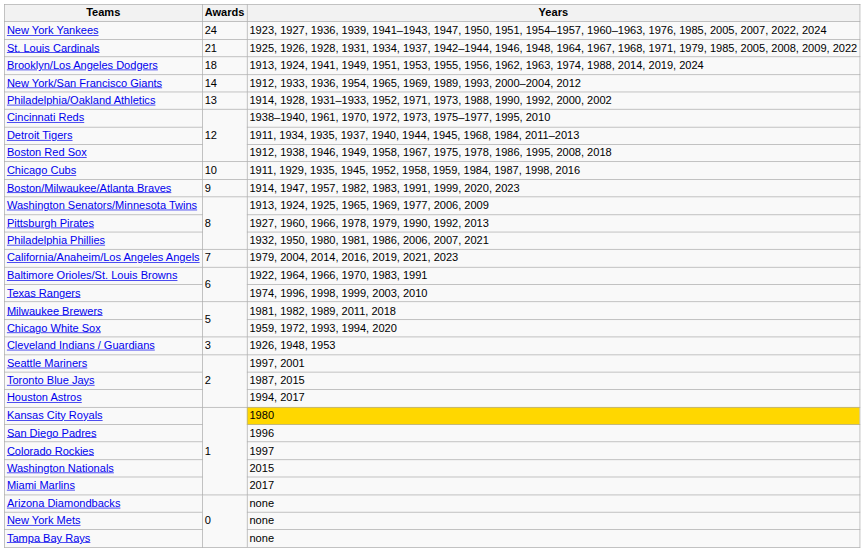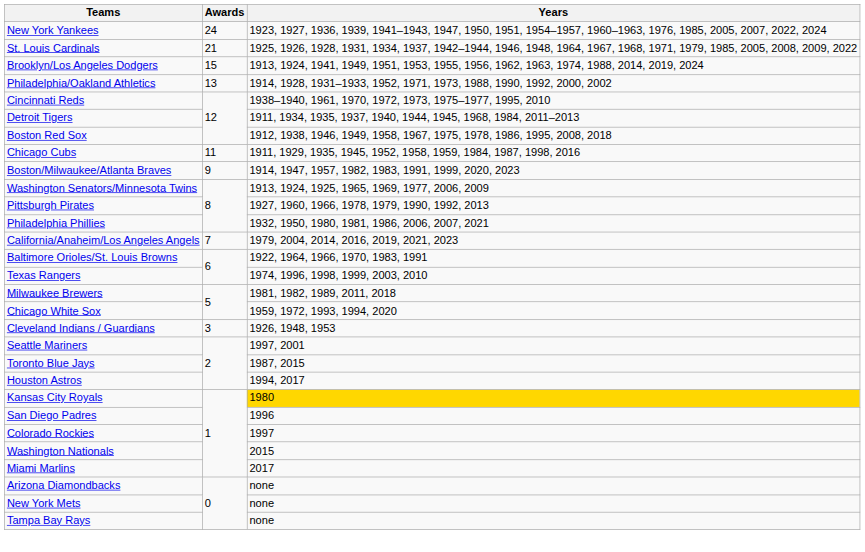(211, 65) 18 -> (211, 65) 15
- row: (85, 83)
(211, 170) 10 -> (210, 153) 11
